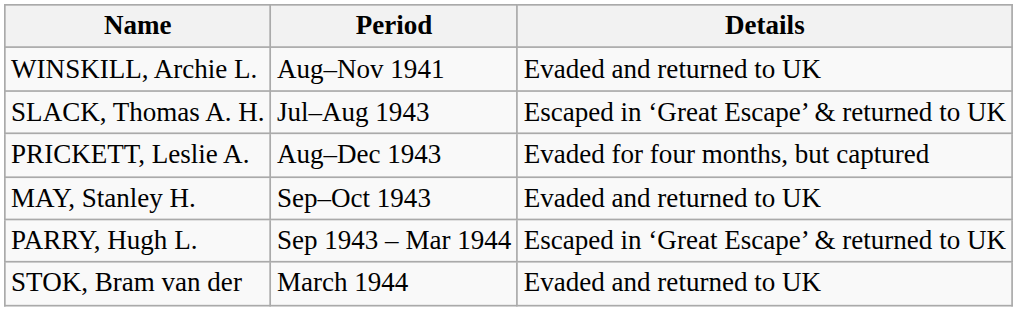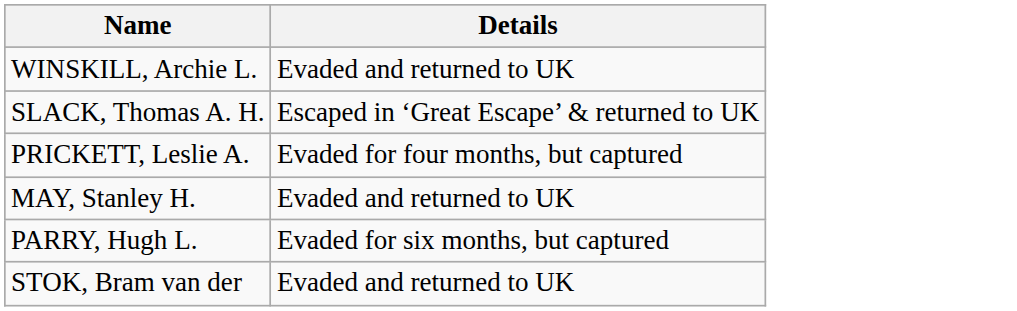- column: (394, 25)
(765, 240) Escaped in ‘Great Escape’ & returned to UK -> (473, 240) Evaded for six months, but captured
